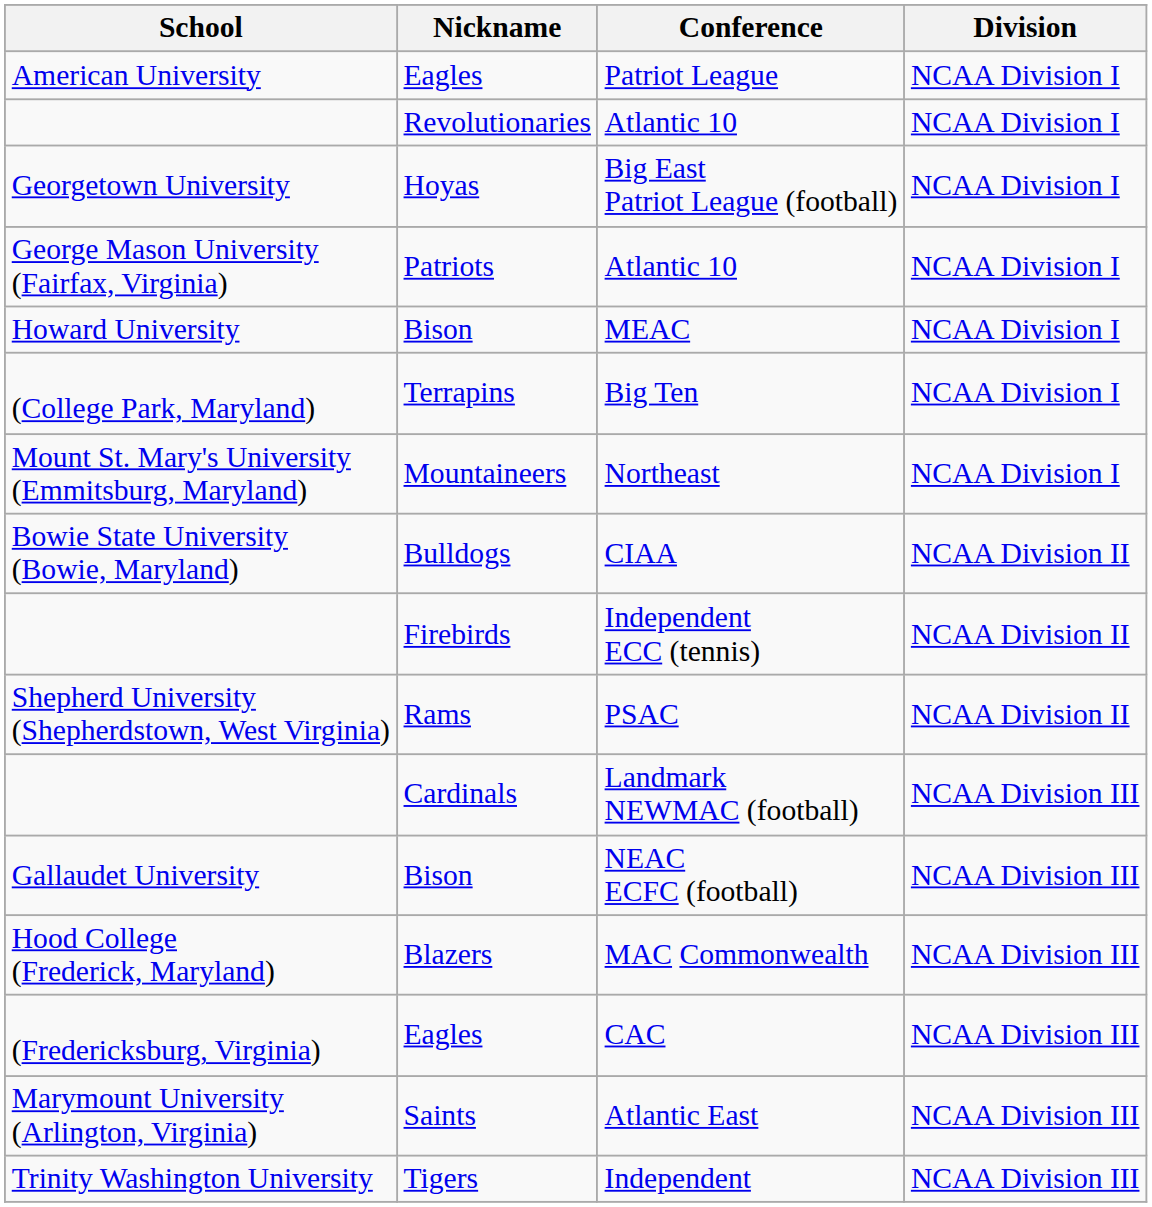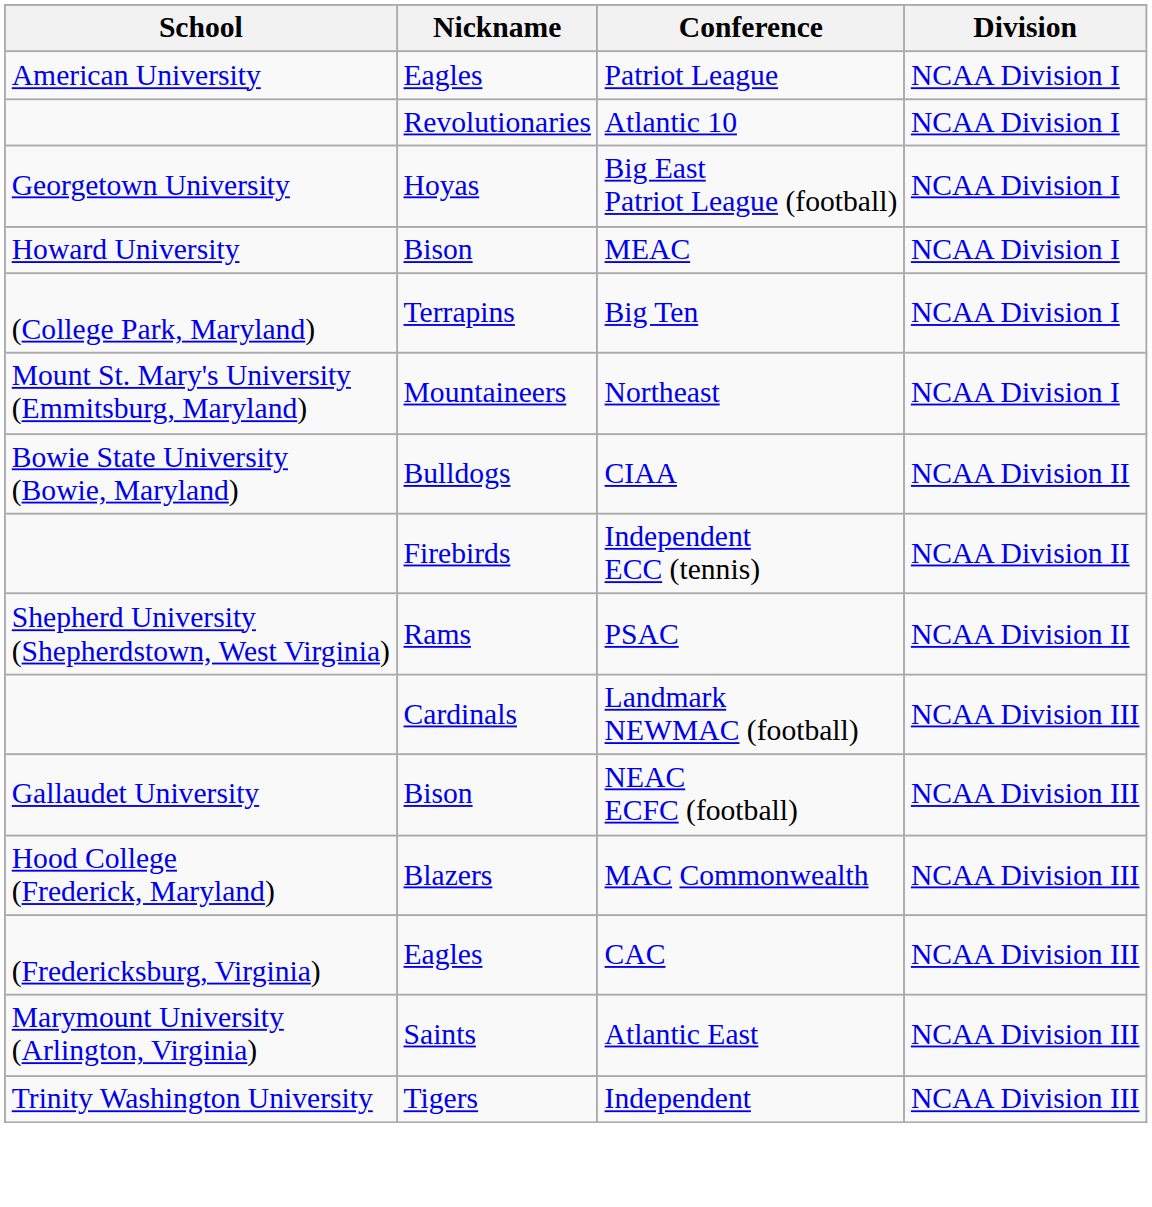- row: (165, 265)
